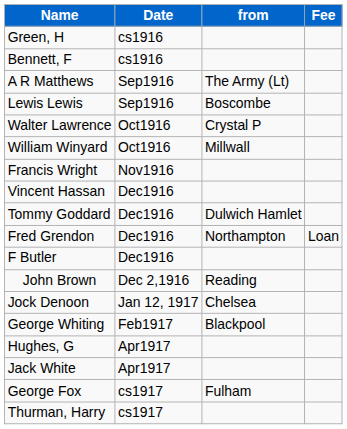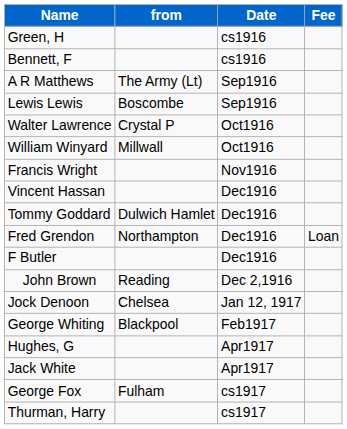columns swapped: (253, 15) <-> (158, 15)
